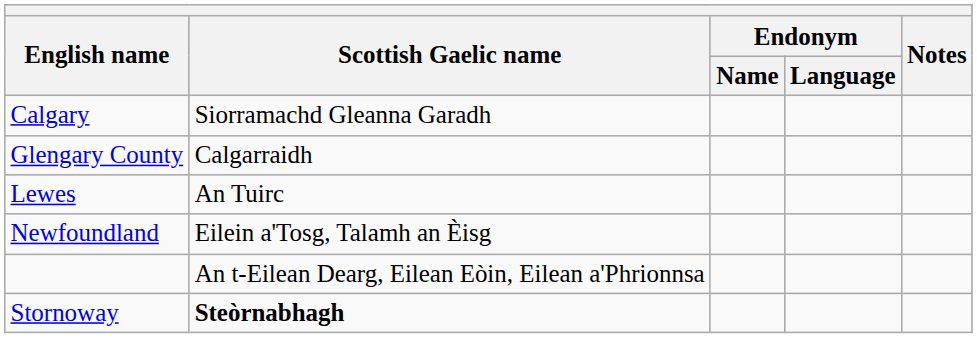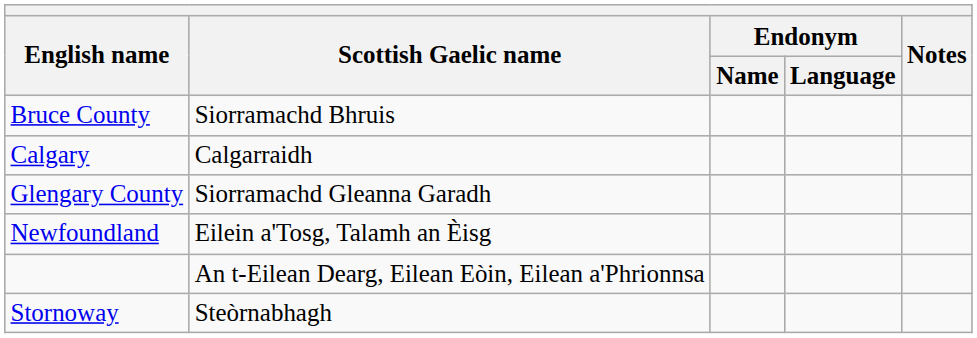+ row: (80, 114)
(343, 114) Siorramachd Gleanna Garadh -> (254, 154) Calgarraidh
(254, 154) Calgarraidh -> (343, 194) Siorramachd Gleanna Garadh
- row: (43, 194)
(270, 312) bold -> (263, 312) normal
